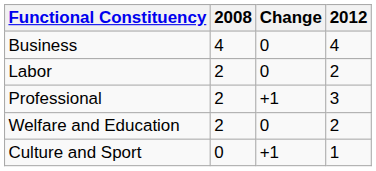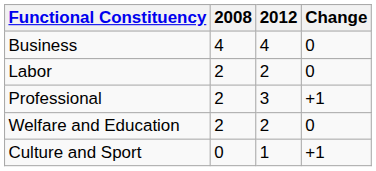columns swapped: (349, 17) <-> (291, 17)
